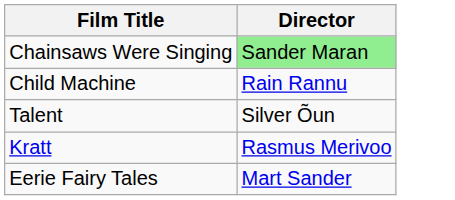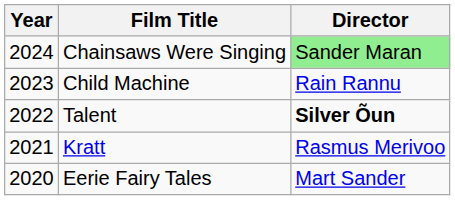+ column: (31, 20)
(288, 115) normal -> (345, 115) bold
